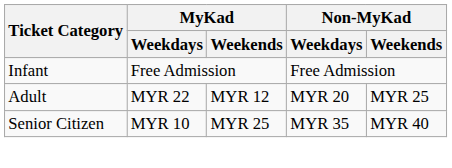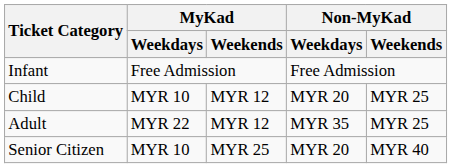+ row: (27, 96)
(320, 96) MYR 20 -> (320, 123) MYR 35
(320, 123) MYR 35 -> (320, 149) MYR 20
